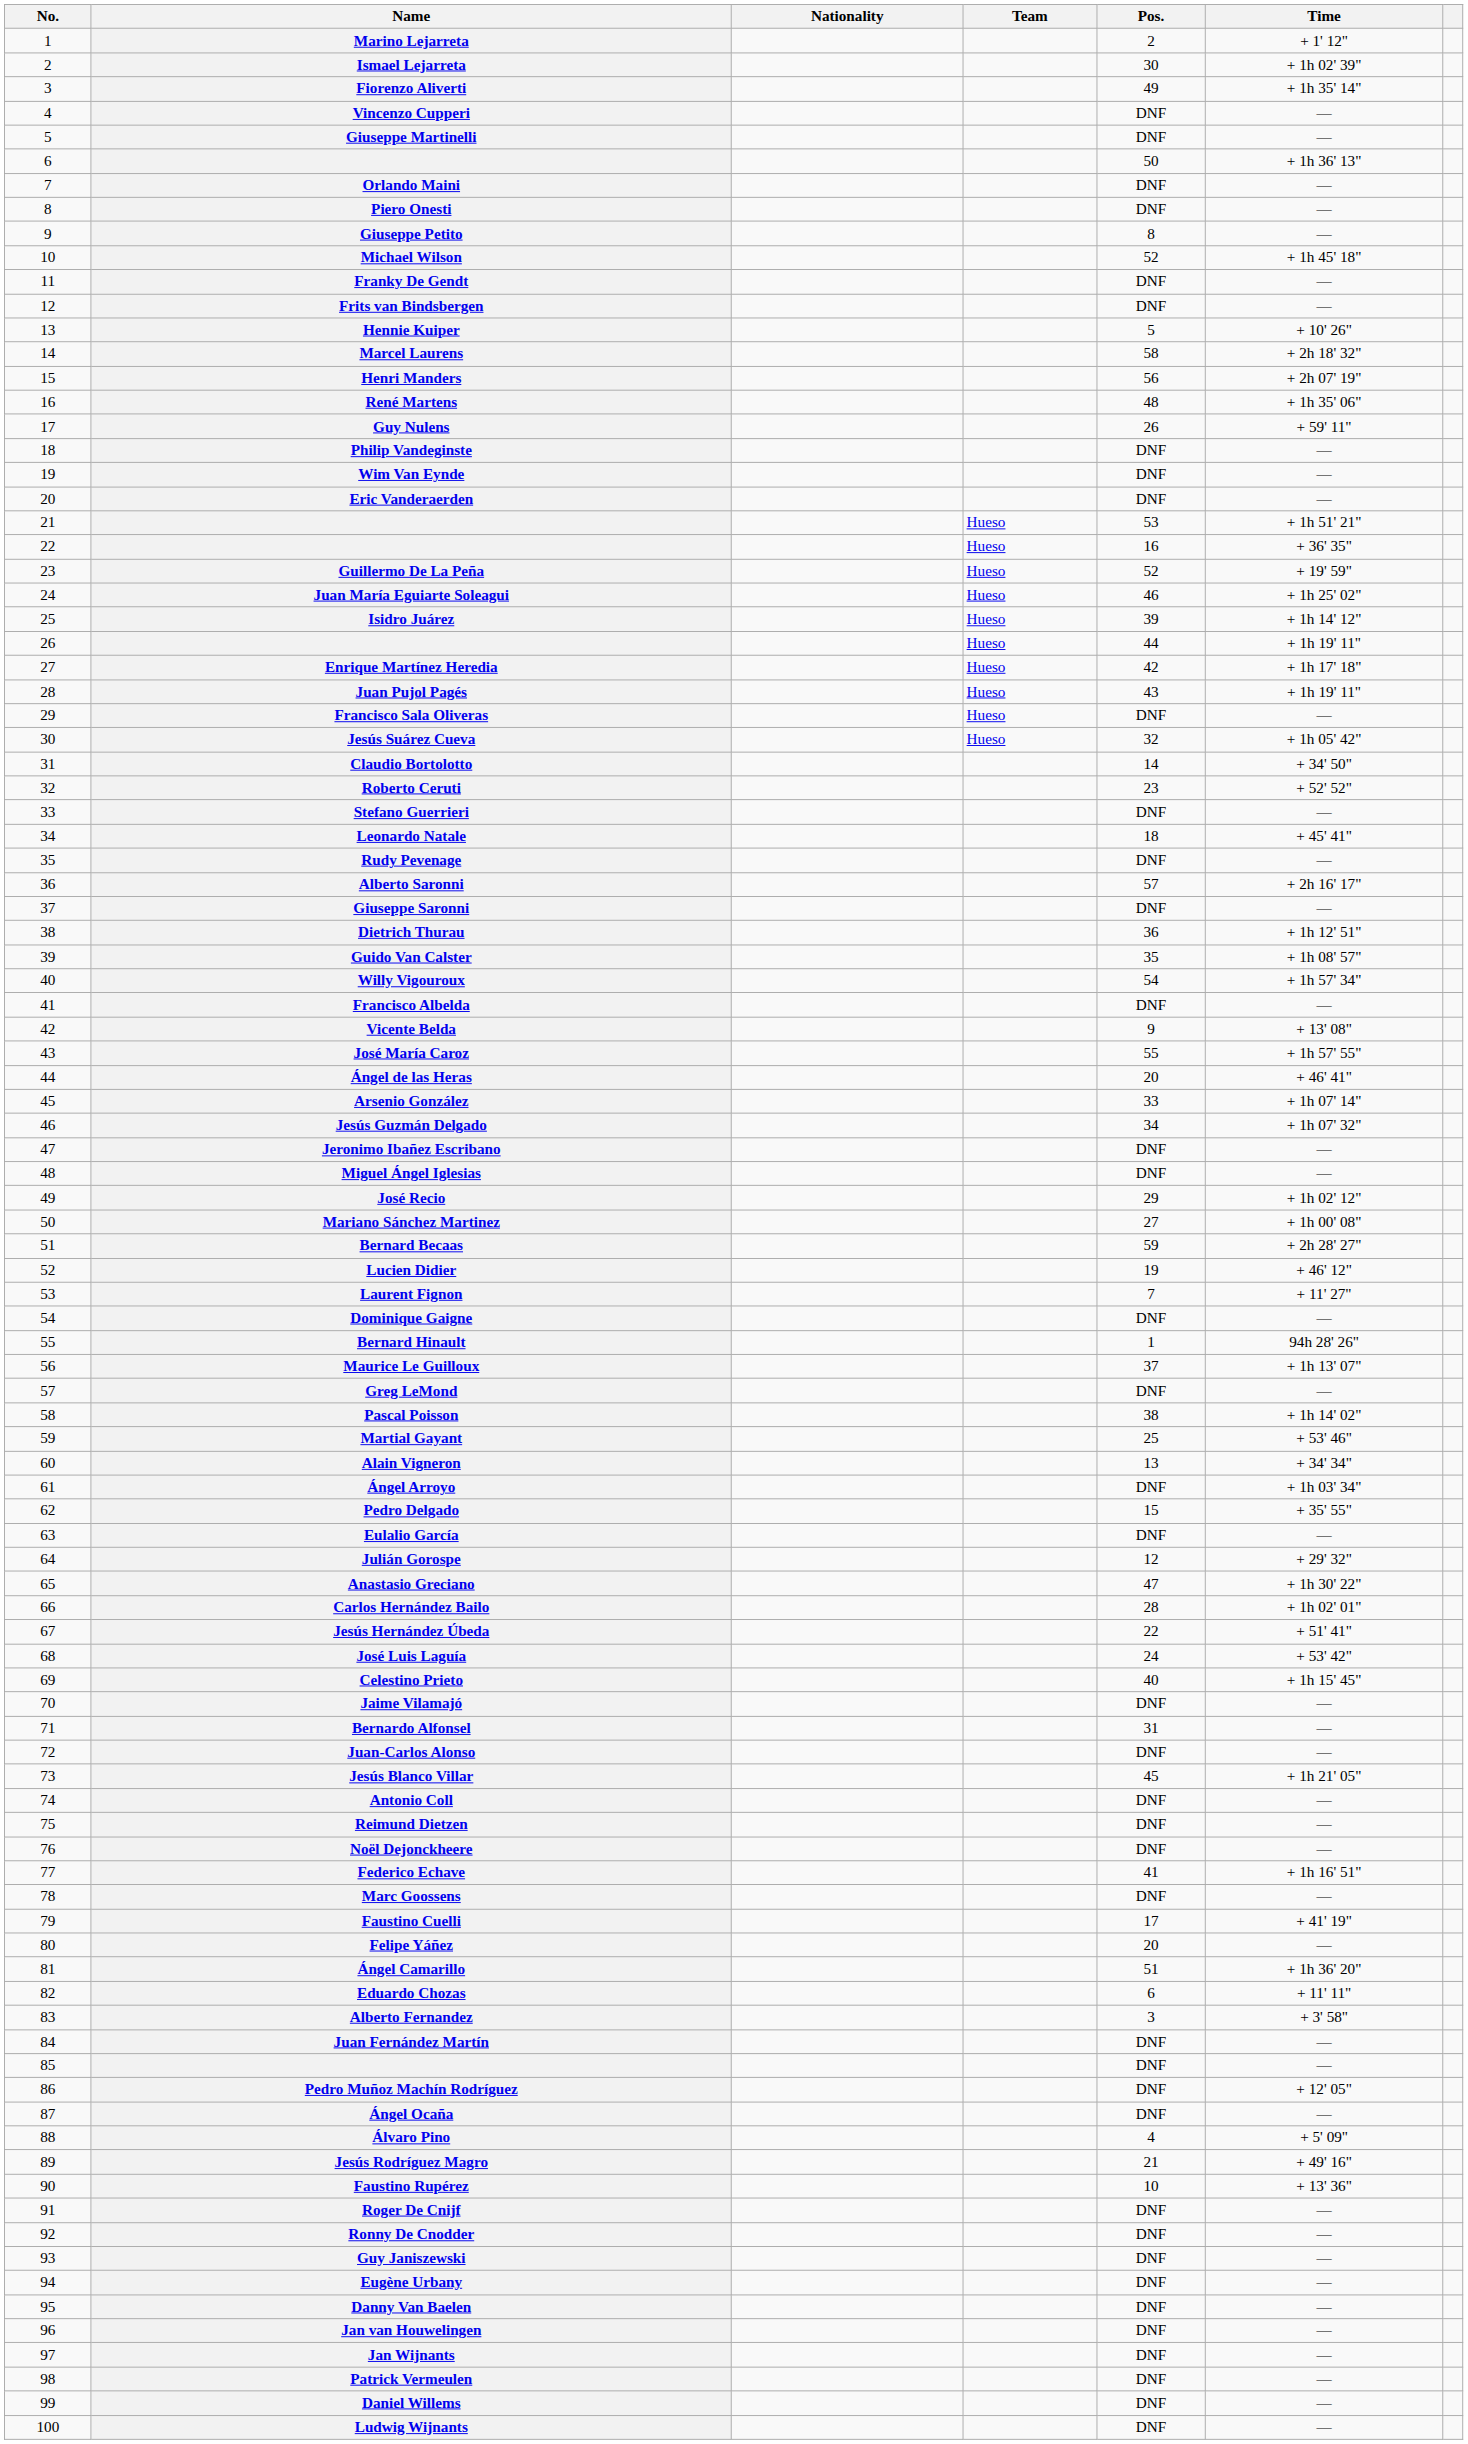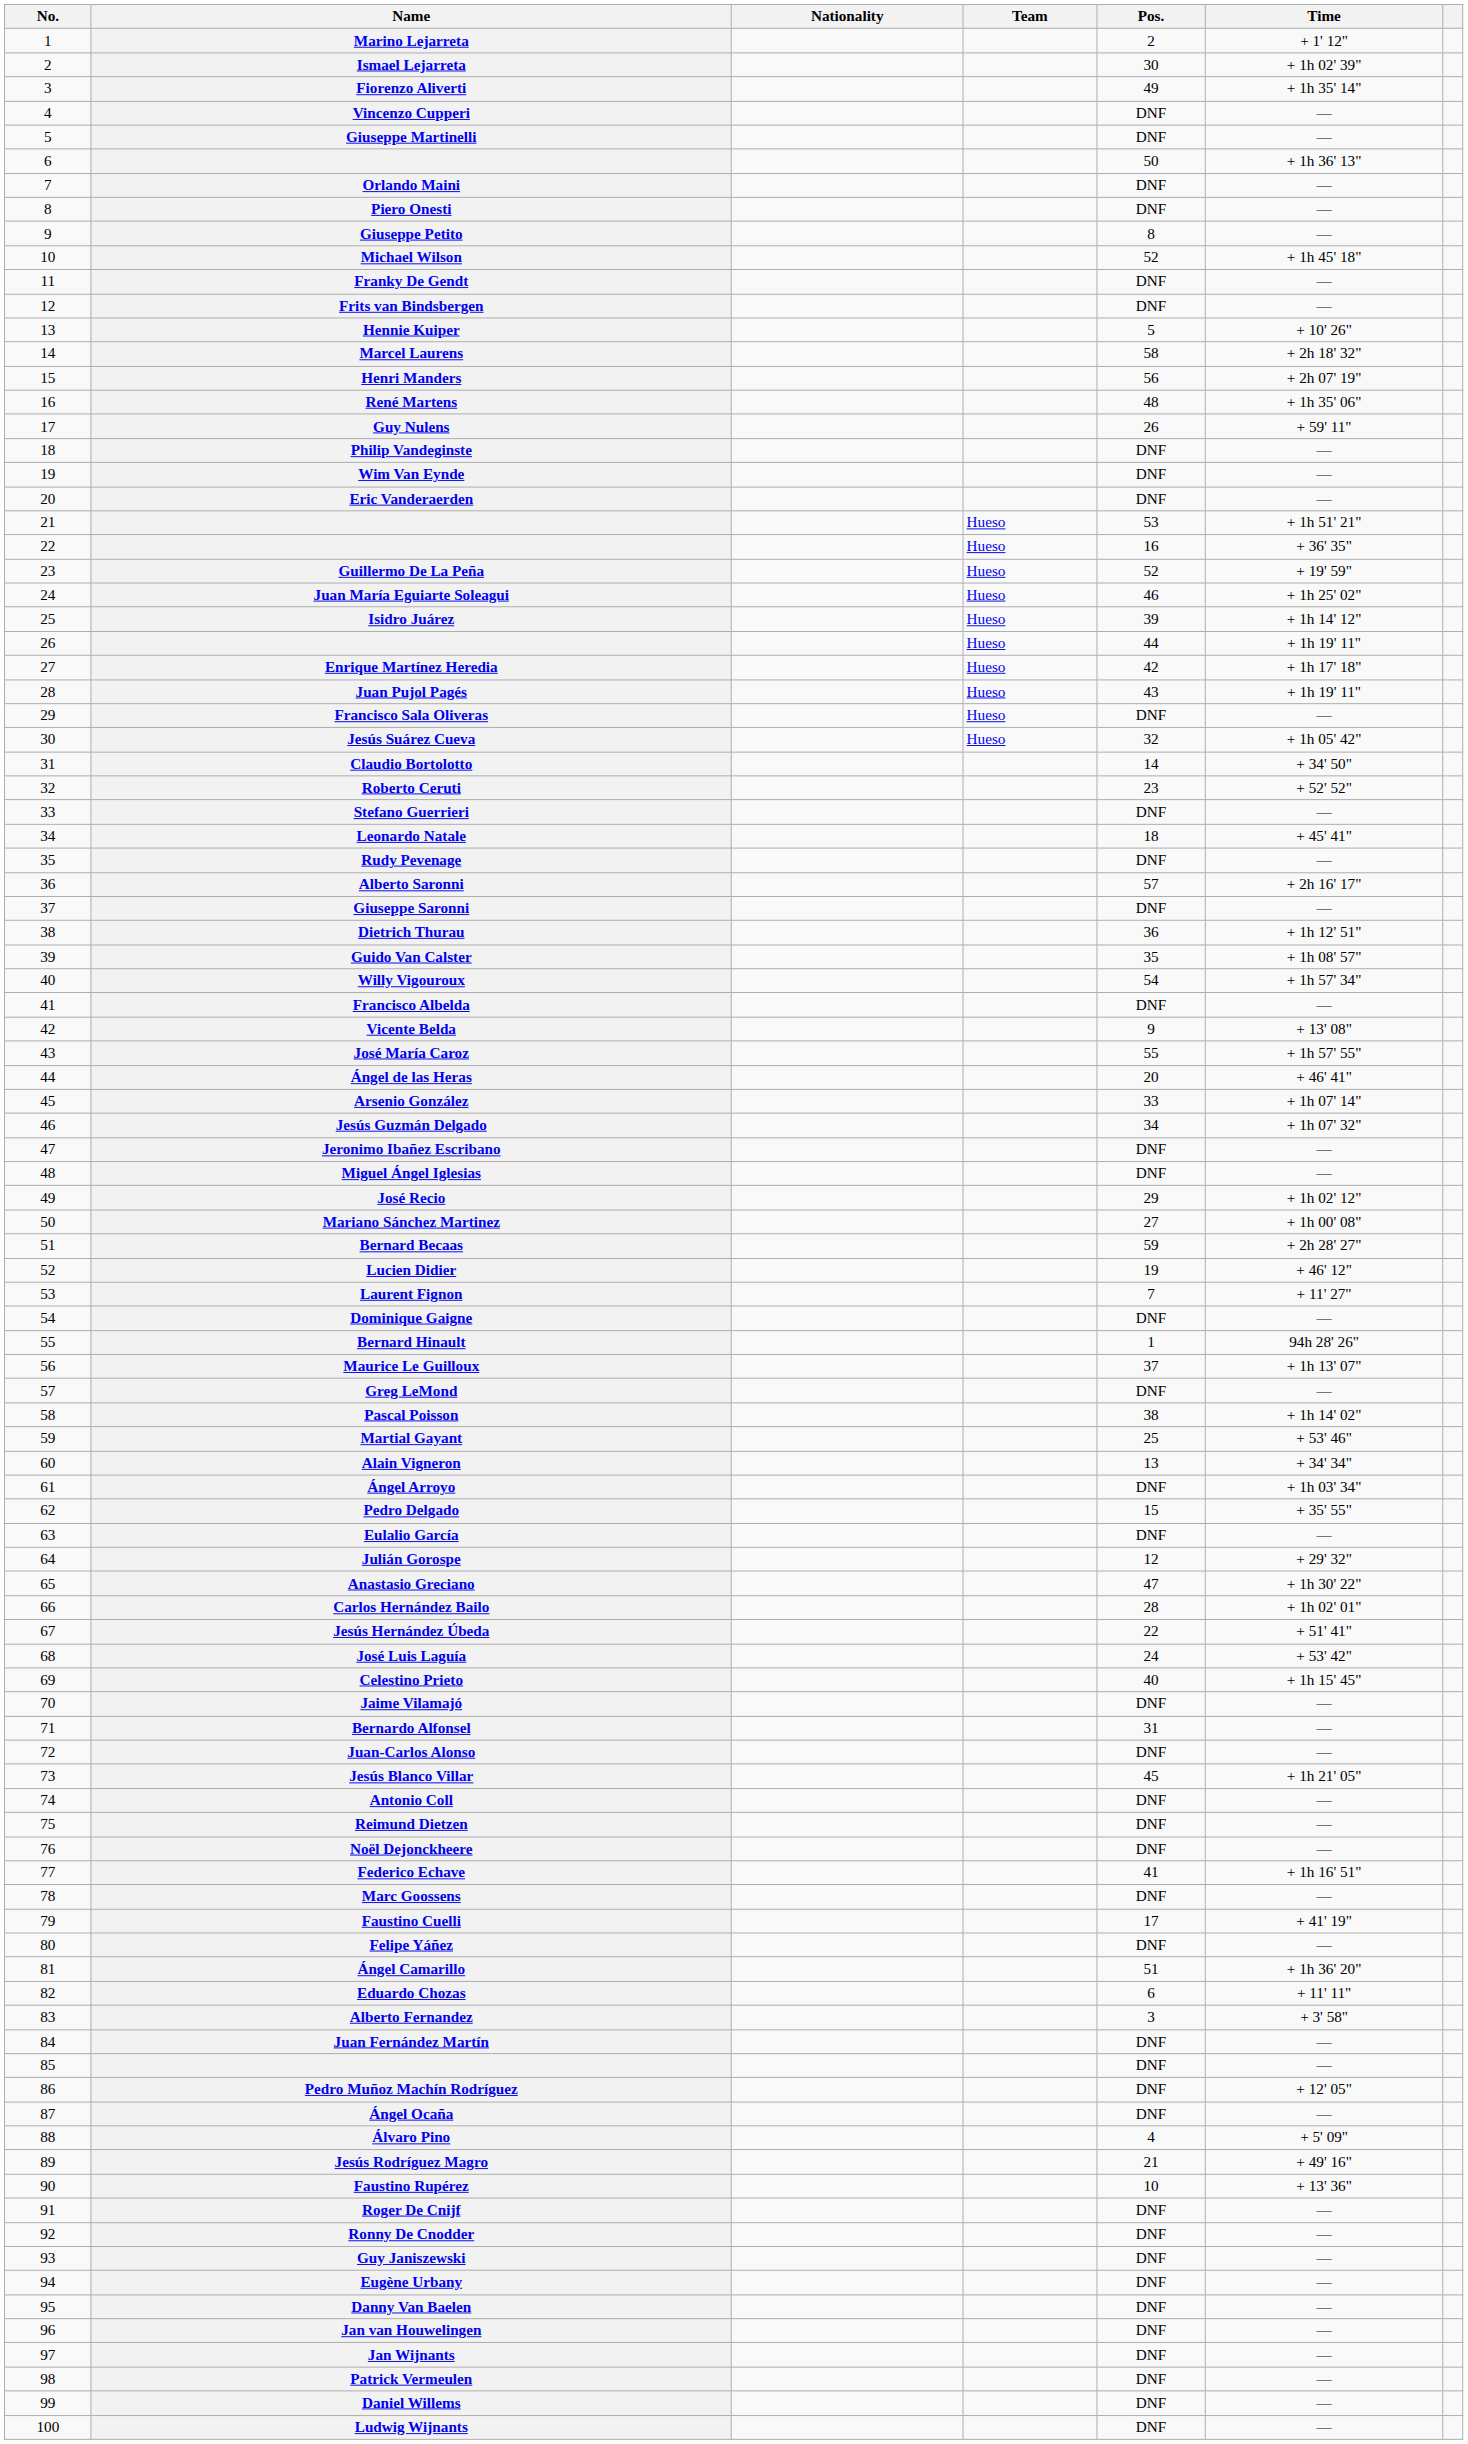(1151, 1945) 20 -> (1151, 1945) DNF
